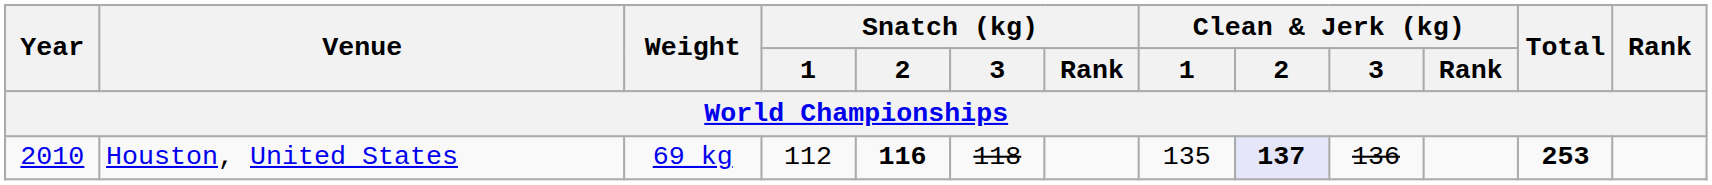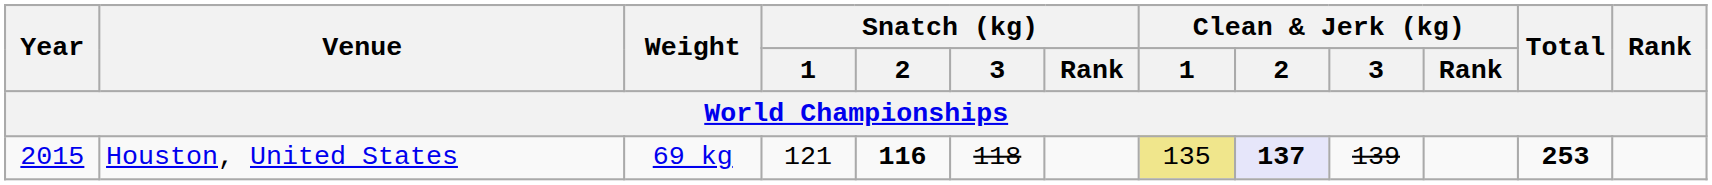(52, 157) 2010 -> (52, 157) 2015
(808, 157) 112 -> (808, 157) 121
(1187, 157) no background -> (1187, 157) khaki background
(1376, 157) 136 -> (1376, 157) 139
